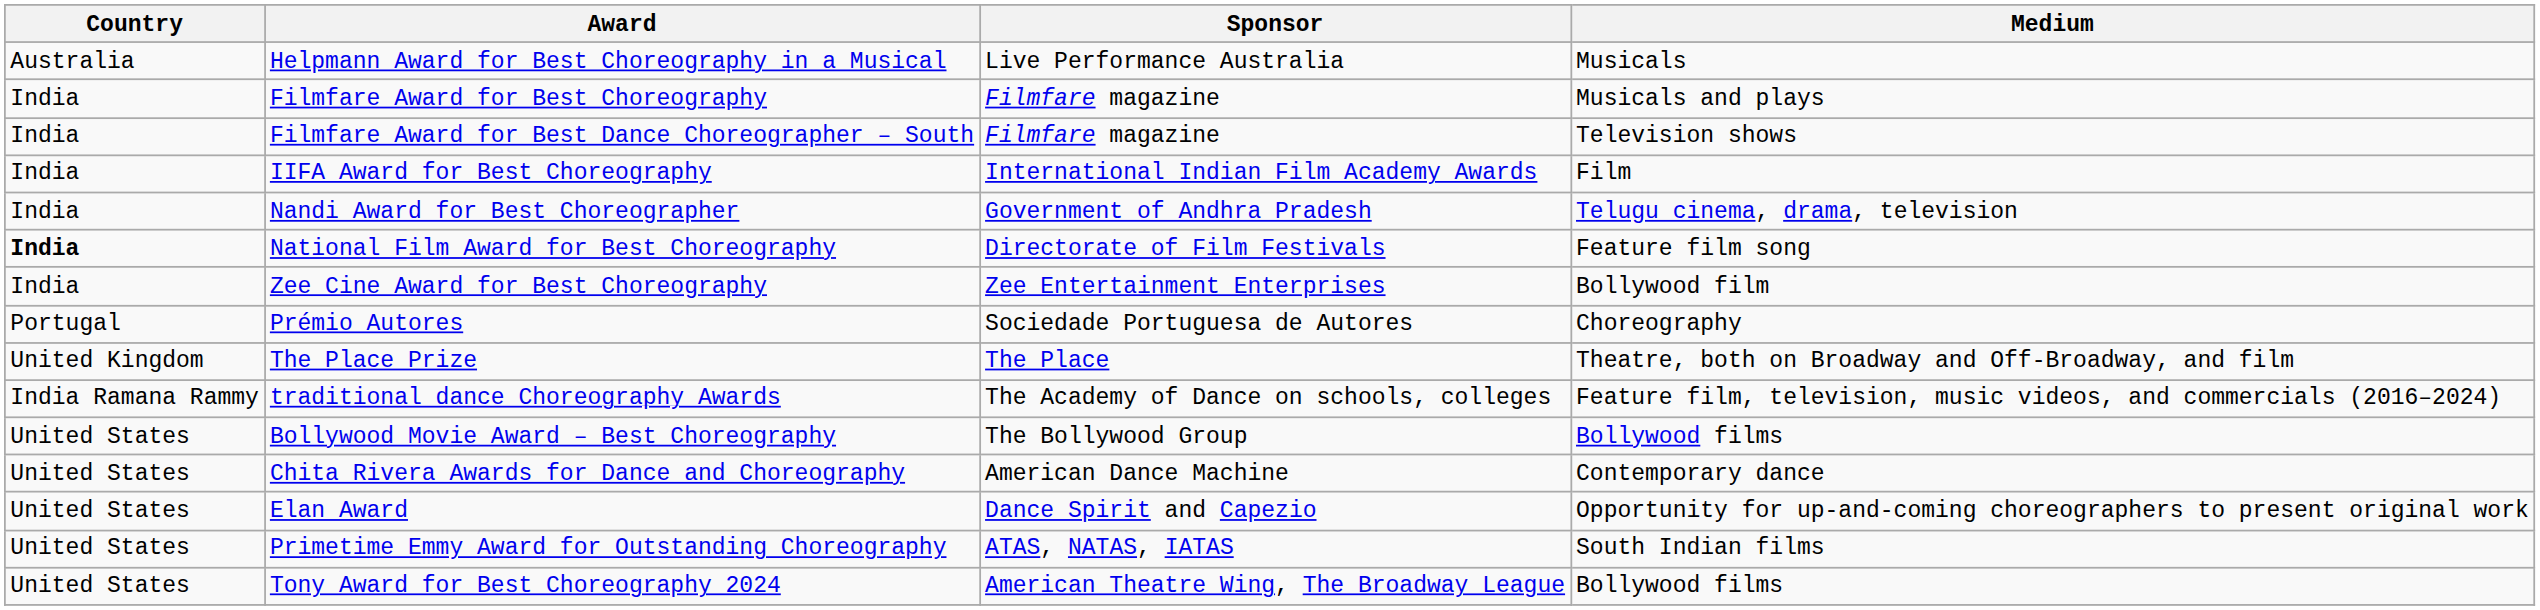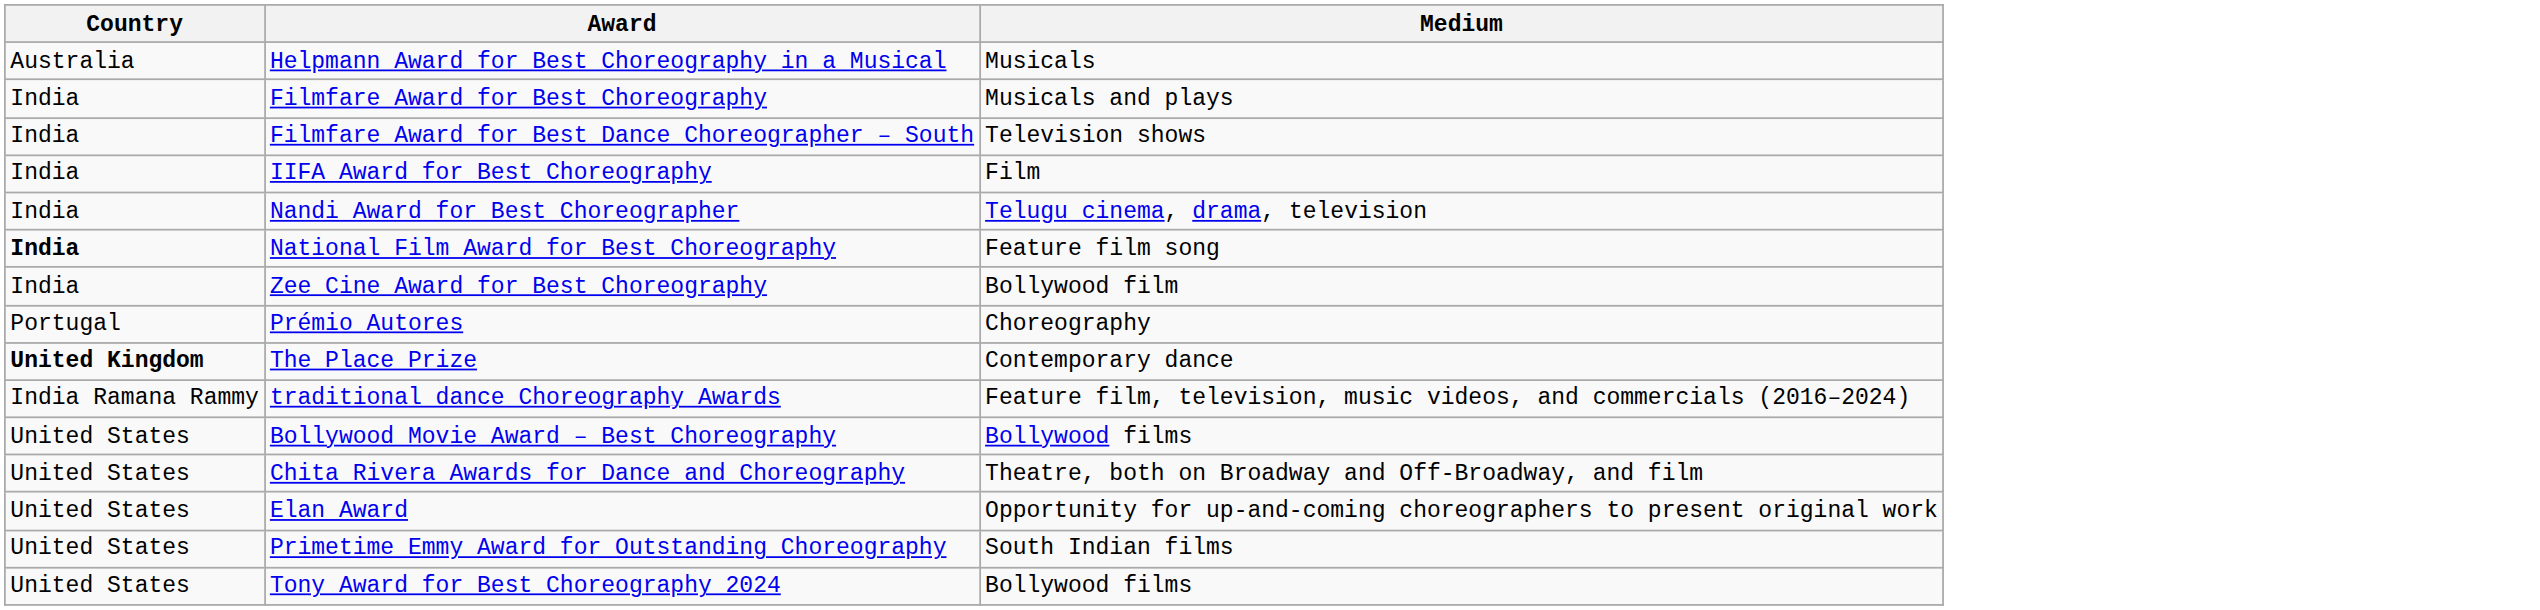- column: (1275, 24)
(107, 361) normal -> (107, 361) bold
(1935, 361) Theatre, both on Broadway and Off-Broadway, and film -> (1109, 361) Contemporary dance
(1700, 474) Contemporary dance -> (1344, 474) Theatre, both on Broadway and Off-Broadway, and film
